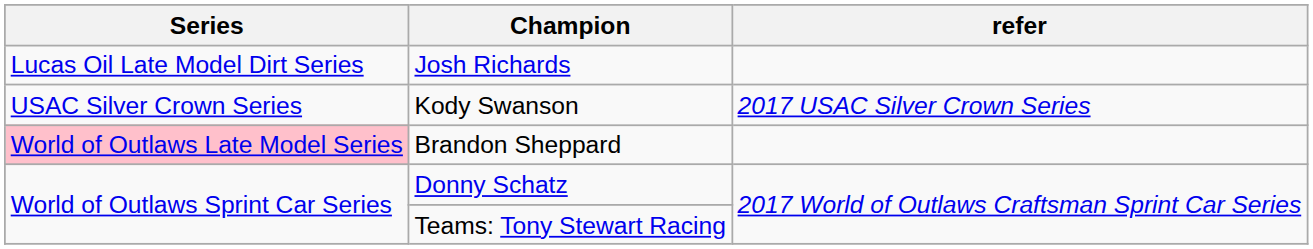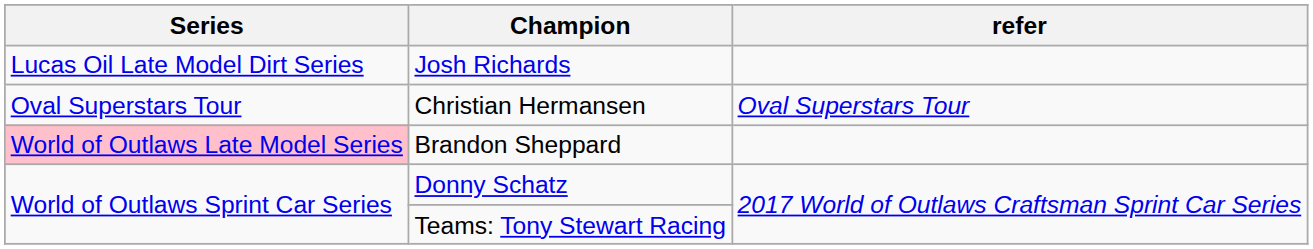+ row: (530, 105)
- row: (497, 105)
